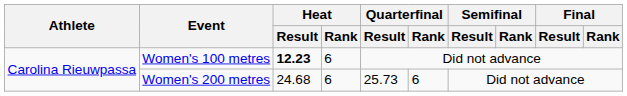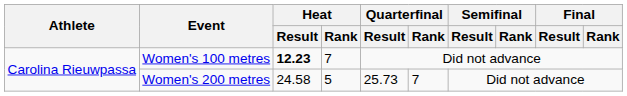(328, 58) 6 -> (328, 58) 7
(293, 79) 24.68 -> (293, 79) 24.58
(328, 79) 6 -> (328, 79) 5
(415, 79) 6 -> (415, 79) 7
